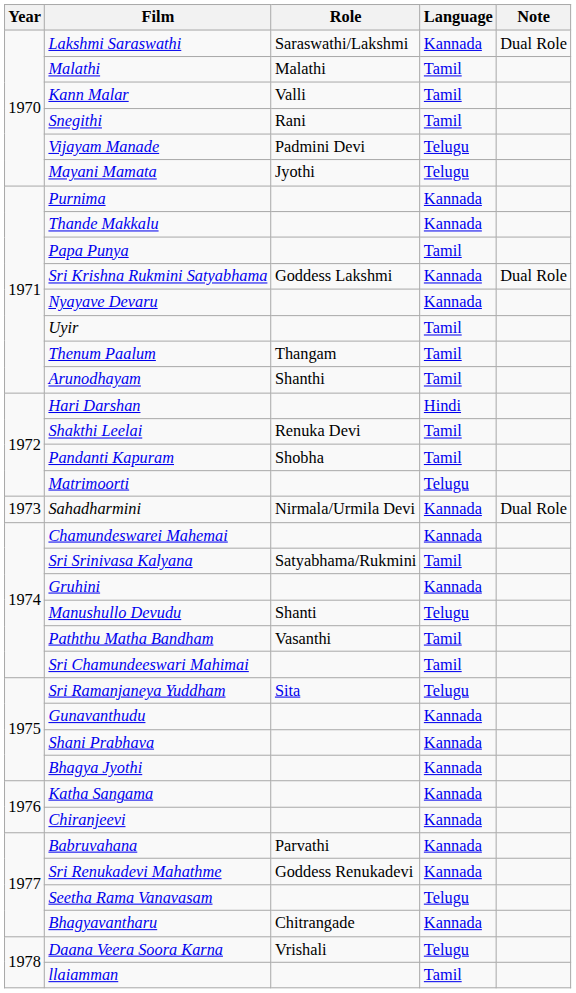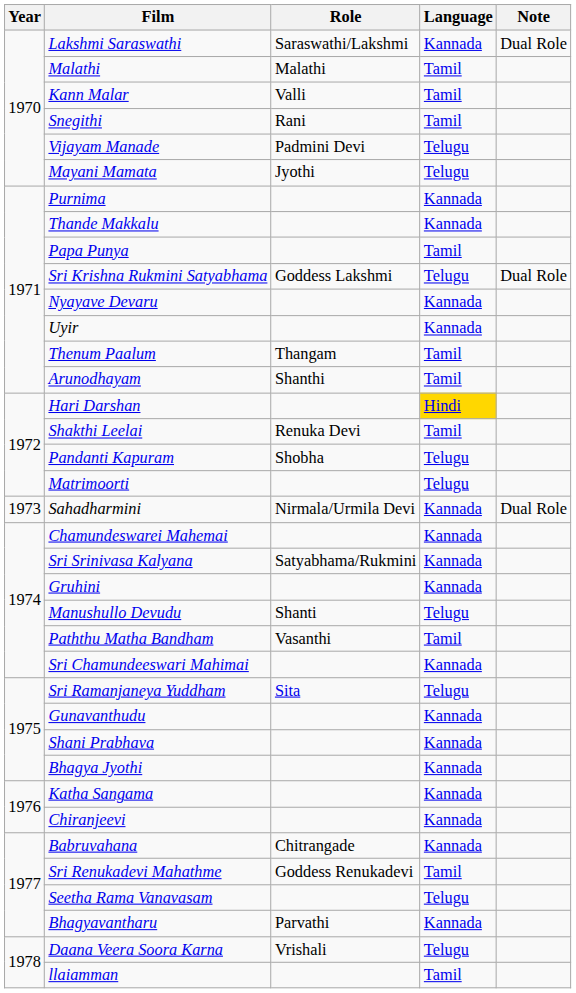(453, 276) Kannada -> (446, 276) Telugu
(443, 328) Tamil -> (453, 328) Kannada
(442, 405) no background -> (442, 405) gold background
(443, 457) Tamil -> (446, 457) Telugu
(443, 560) Tamil -> (453, 560) Kannada
(443, 664) Tamil -> (453, 664) Kannada
(302, 845) Parvathi -> (315, 845) Chitrangade
(453, 871) Kannada -> (443, 871) Tamil
(315, 923) Chitrangade -> (302, 923) Parvathi
